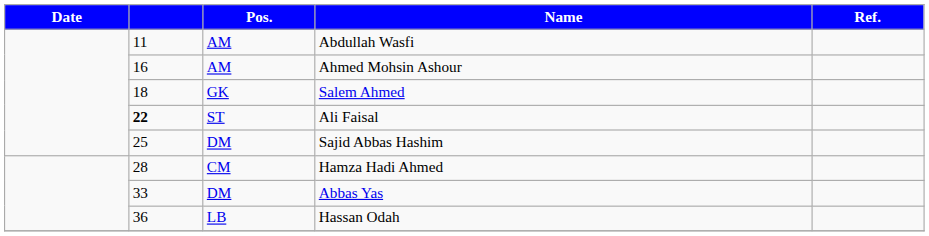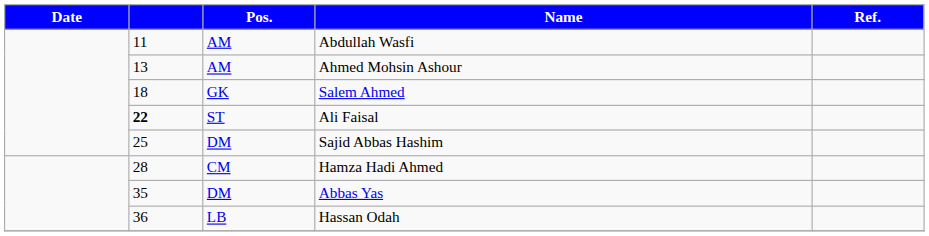(140, 66) 16 -> (140, 66) 13
(140, 192) 33 -> (140, 192) 35
